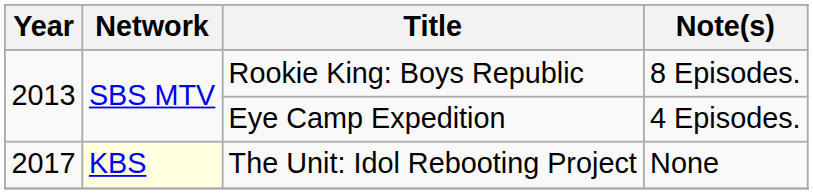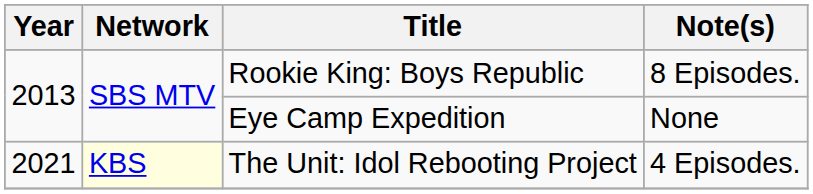(725, 118) 4 Episodes. -> (685, 118) None
(44, 164) 2017 -> (44, 164) 2021
(685, 164) None -> (725, 164) 4 Episodes.
